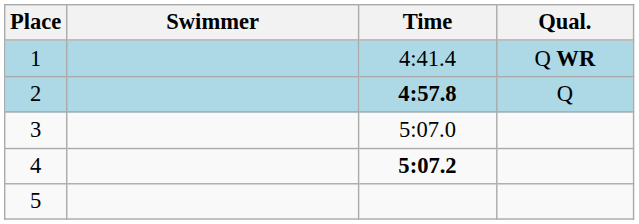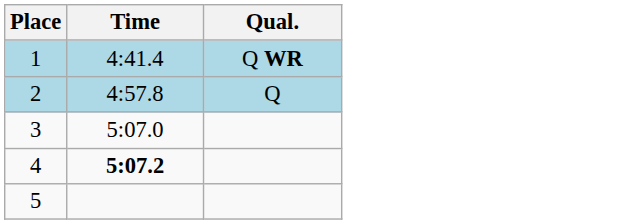- column: (213, 22)
(427, 93) bold -> (135, 93) normal
